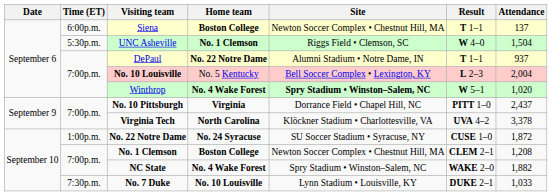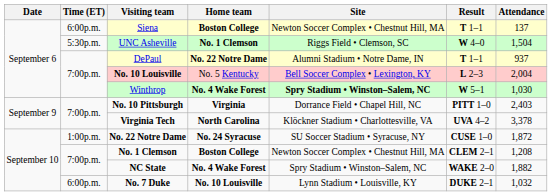(521, 90) 1,020 -> (521, 90) 1,030
(521, 105) 2,437 -> (521, 105) 2,403
(84, 183) 7:30p.m. -> (84, 183) 6:00p.m.
(521, 183) 1,033 -> (521, 183) 1,032
